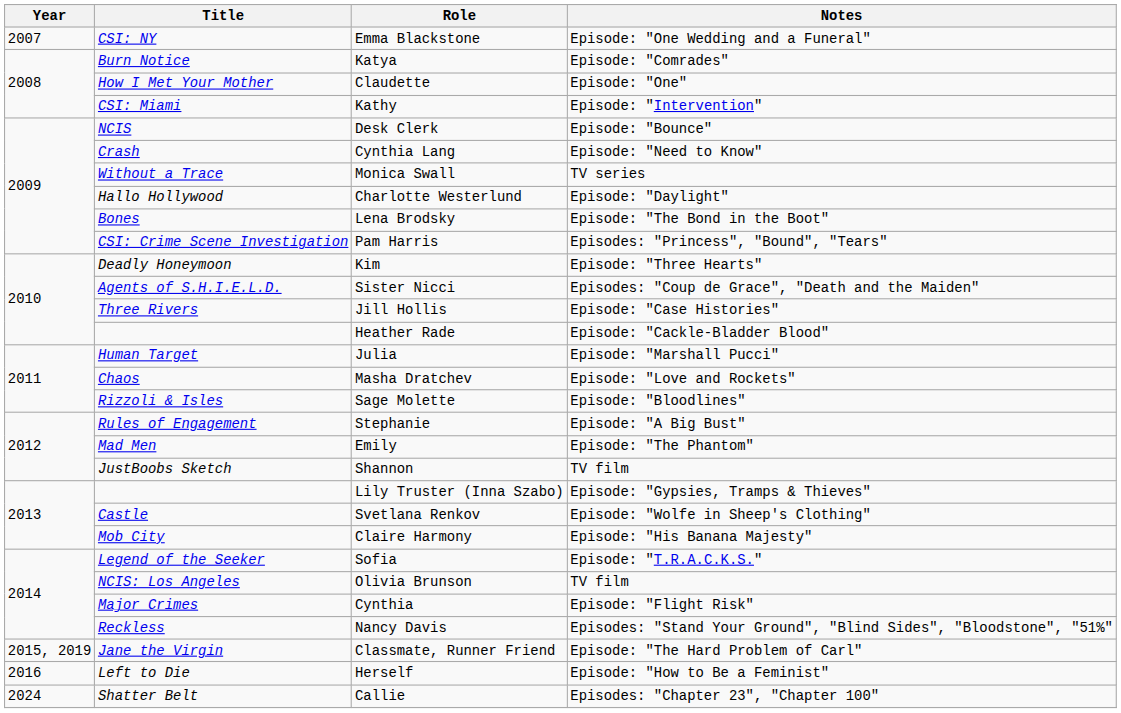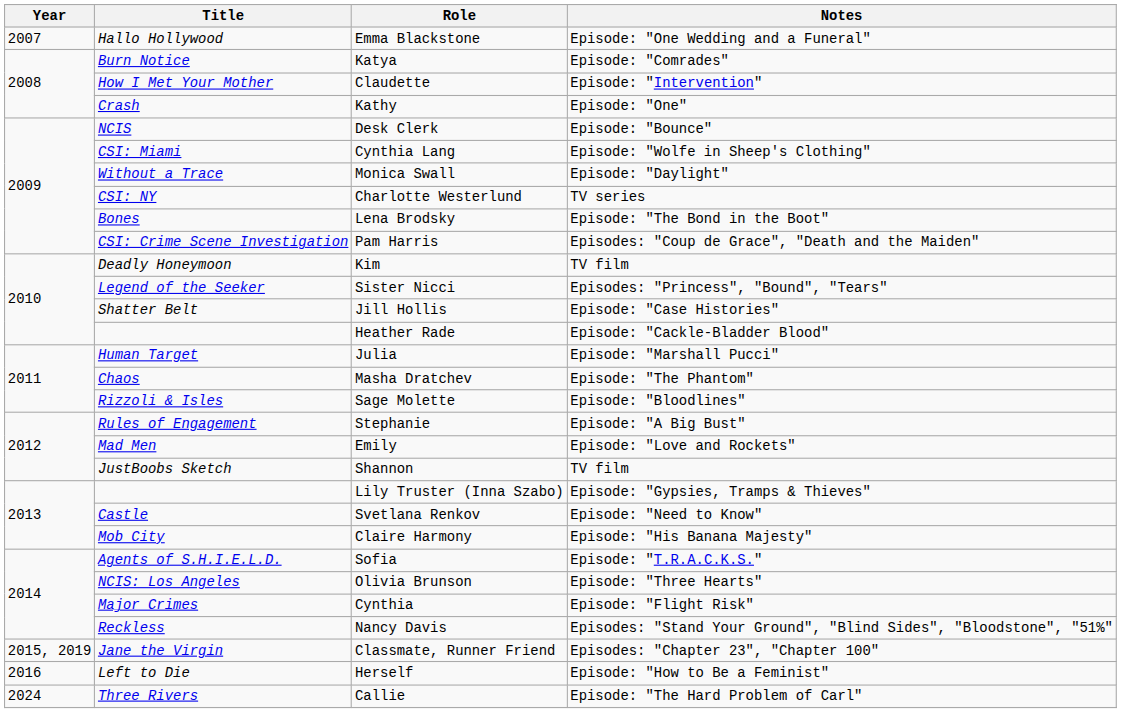(127, 39) CSI: NY -> (161, 39) Hallo Hollywood
(629, 84) Episode: "One" -> (666, 84) Episode: "Intervention"
(140, 107) CSI: Miami -> (119, 107) Crash
(666, 107) Episode: "Intervention" -> (629, 107) Episode: "One"
(119, 152) Crash -> (140, 152) CSI: Miami
(666, 152) Episode: "Need to Know" -> (721, 152) Episode: "Wolfe in Sheep's Clothing"
(608, 175) TV series -> (650, 175) Episode: "Daylight"
(161, 197) Hallo Hollywood -> (127, 197) CSI: NY
(650, 197) Episode: "Daylight" -> (608, 197) TV series
(729, 243) Episodes: "Princess", "Bound", "Tears" -> (775, 243) Episodes: "Coup de Grace", "Death and the Maiden"
(666, 265) Episode: "Three Hearts" -> (600, 265) TV film
(190, 288) Agents of S.H.I.E.L.D. -> (181, 288) Legend of the Seeker
(775, 288) Episodes: "Coup de Grace", "Death and the Maiden" -> (729, 288) Episodes: "Princess", "Bound", "Tears"
(148, 311) Three Rivers -> (148, 311) Shatter Belt
(683, 379) Episode: "Love and Rockets" -> (662, 379) Episode: "The Phantom"
(662, 447) Episode: "The Phantom" -> (683, 447) Episode: "Love and Rockets"
(721, 515) Episode: "Wolfe in Sheep's Clothing" -> (666, 515) Episode: "Need to Know"
(181, 560) Legend of the Seeker -> (190, 560) Agents of S.H.I.E.L.D.
(600, 583) TV film -> (666, 583) Episode: "Three Hearts"
(716, 651) Episode: "The Hard Problem of Carl" -> (725, 651) Episodes: "Chapter 23", "Chapter 100"
(148, 696) Shatter Belt -> (148, 696) Three Rivers
(725, 696) Episodes: "Chapter 23", "Chapter 100" -> (716, 696) Episode: "The Hard Problem of Carl"
